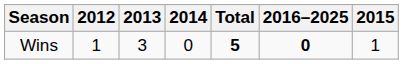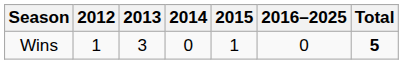columns swapped: (375, 18) <-> (235, 18)
(306, 45) bold -> (304, 45) normal
